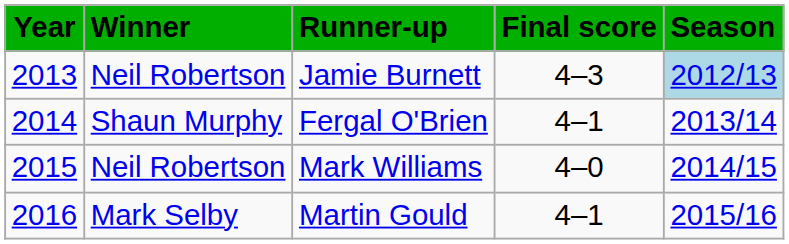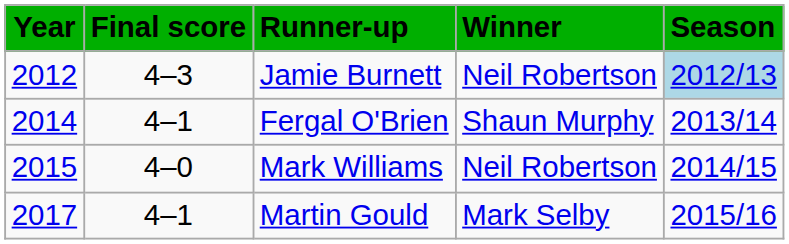columns swapped: (140, 27) <-> (579, 27)
(44, 74) 2013 -> (44, 74) 2012
(44, 214) 2016 -> (44, 214) 2017
